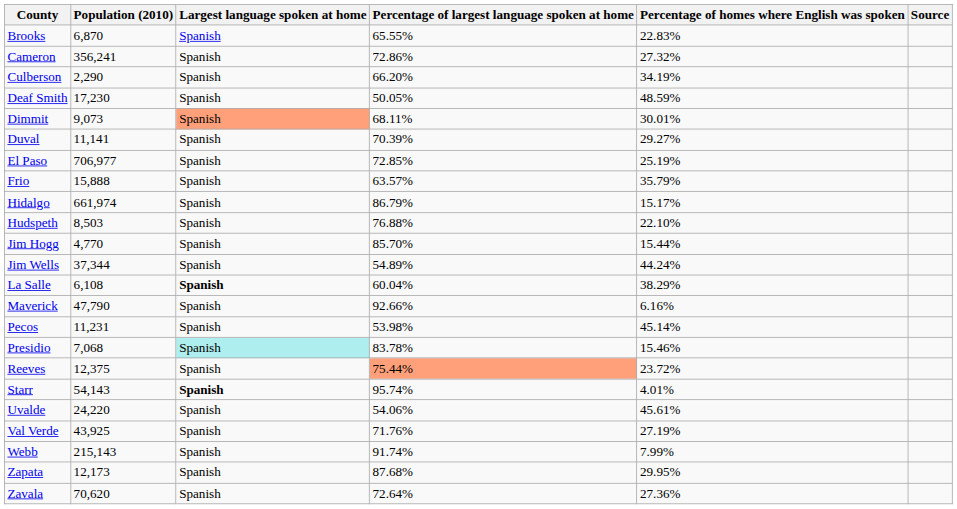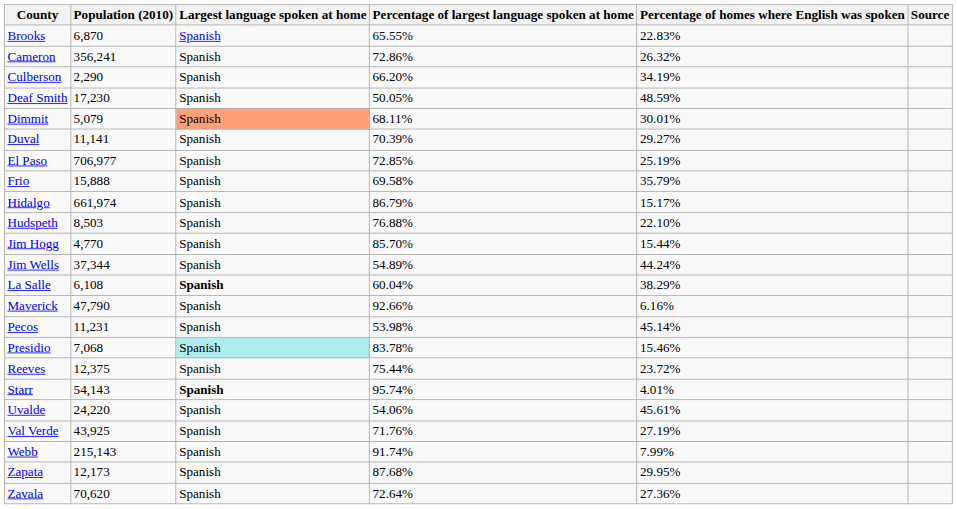(660, 56) 27.32% -> (660, 56) 26.32%
(88, 118) 9,073 -> (88, 118) 5,079
(393, 181) 63.57% -> (393, 181) 69.58%
(393, 368) lightsalmon background -> (393, 368) no background
